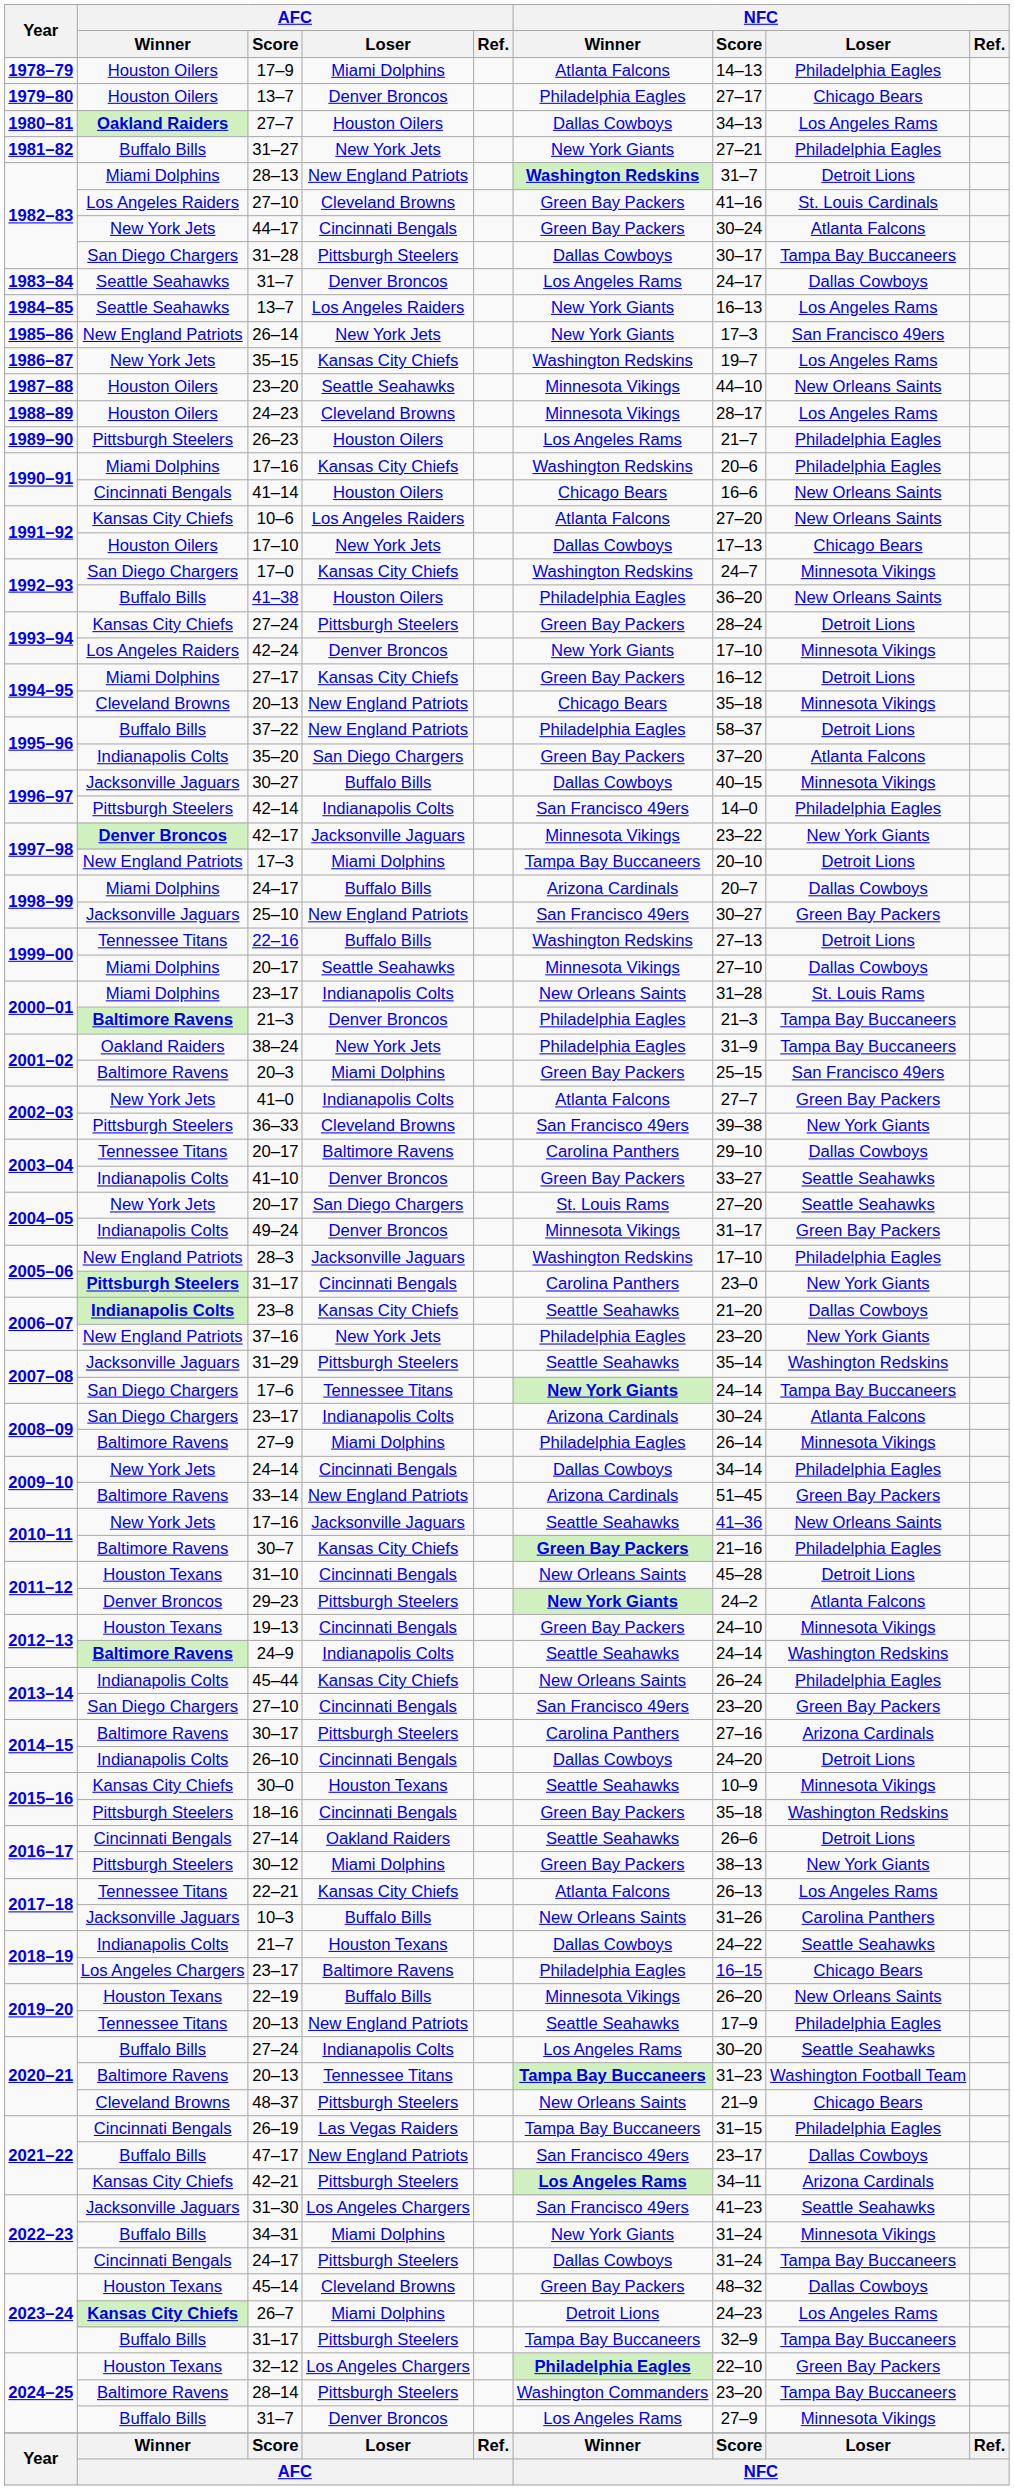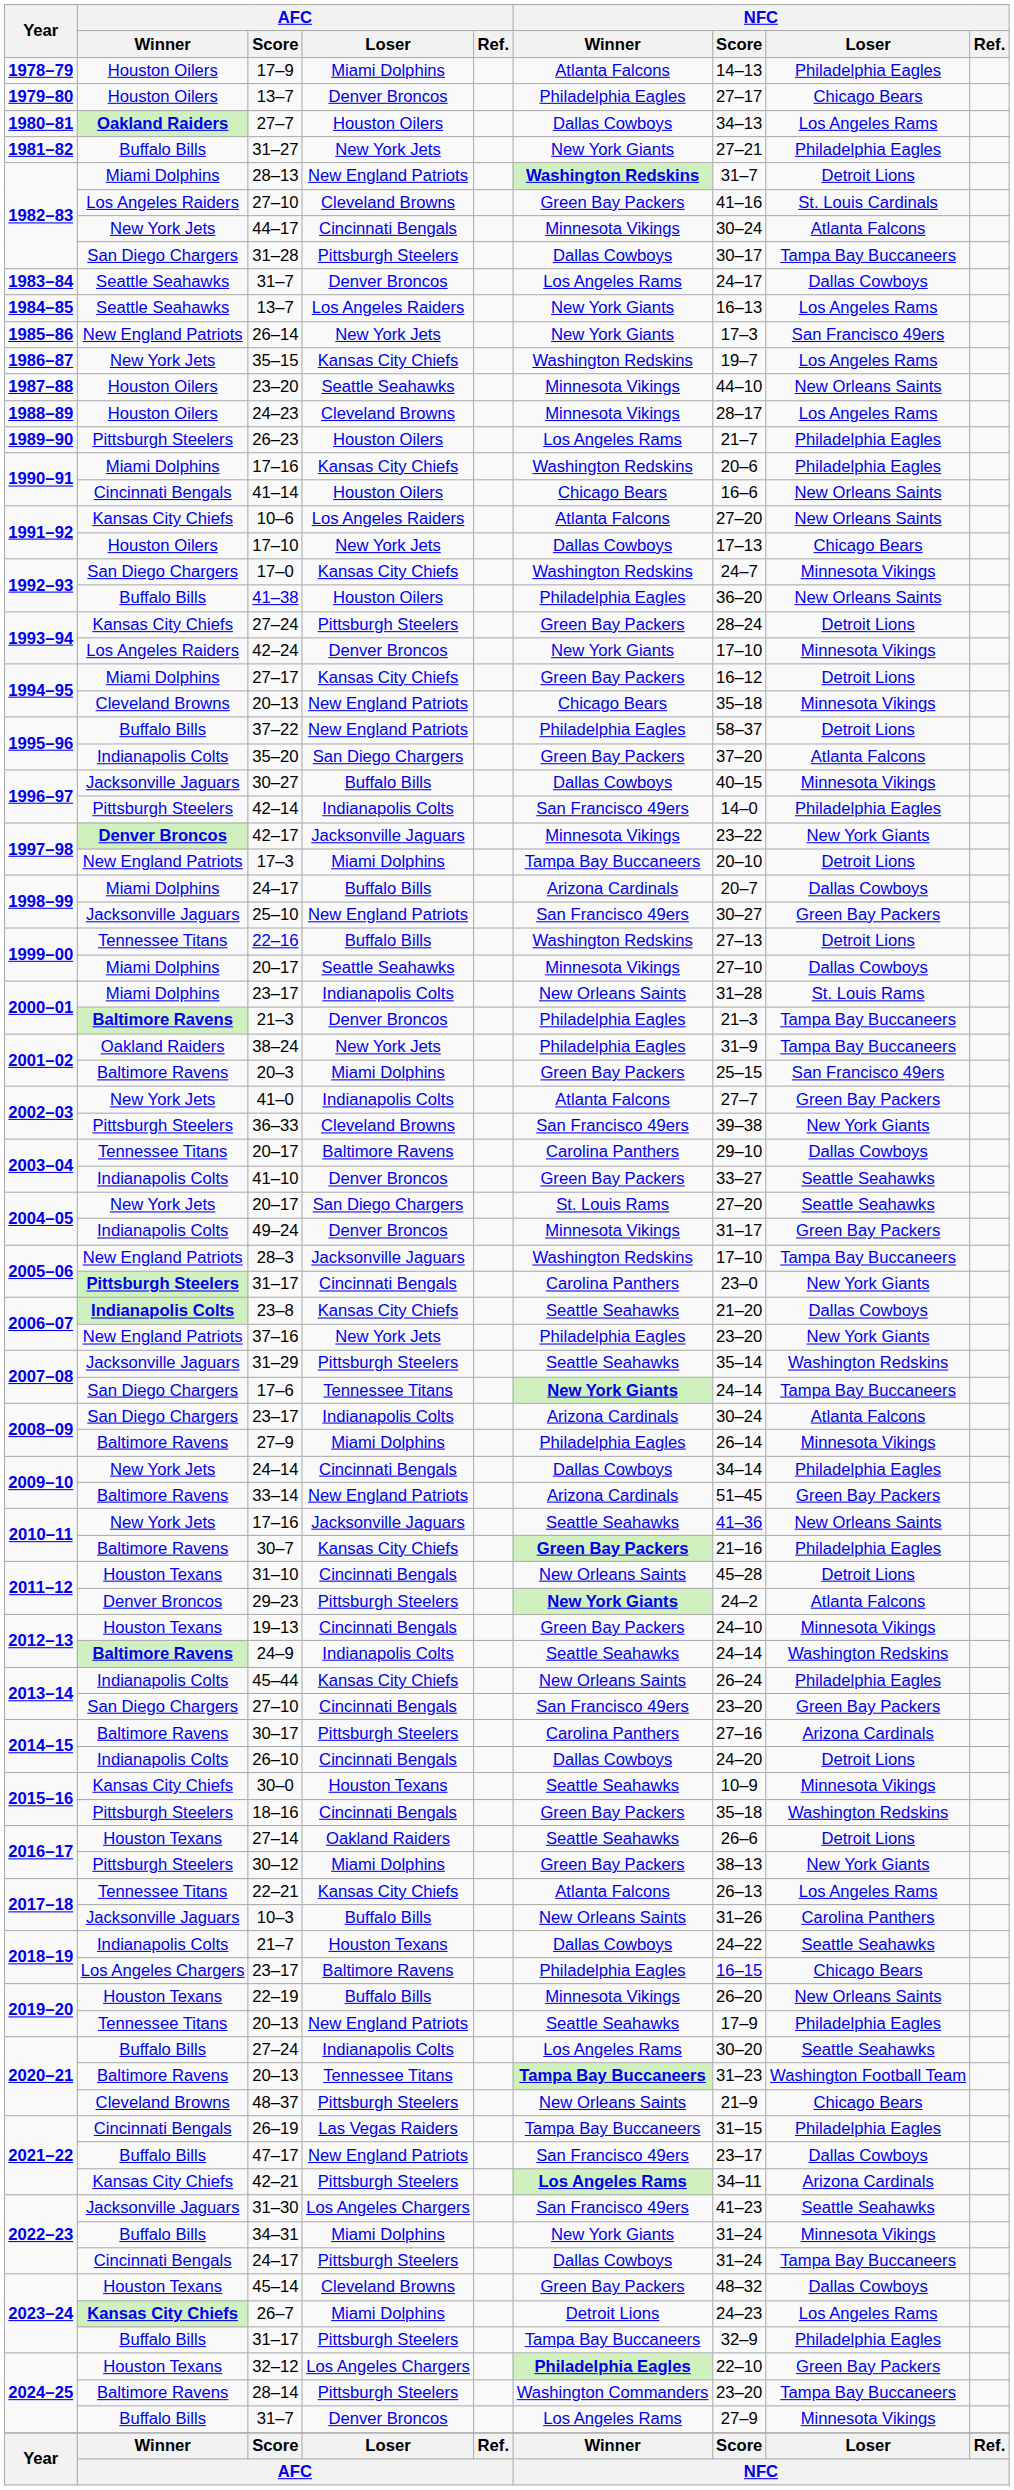(613, 228) Green Bay Packers -> (613, 228) Minnesota Vikings
(868, 1258) Philadelphia Eagles -> (868, 1258) Tampa Bay Buccaneers
(163, 1838) Cincinnati Bengals -> (163, 1838) Houston Texans
(868, 2340) Tampa Bay Buccaneers -> (868, 2340) Philadelphia Eagles
